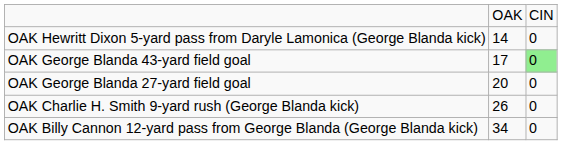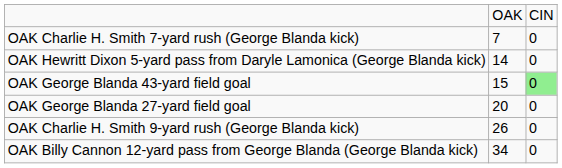+ row: (183, 38)
(500, 60) 17 -> (500, 83) 15
